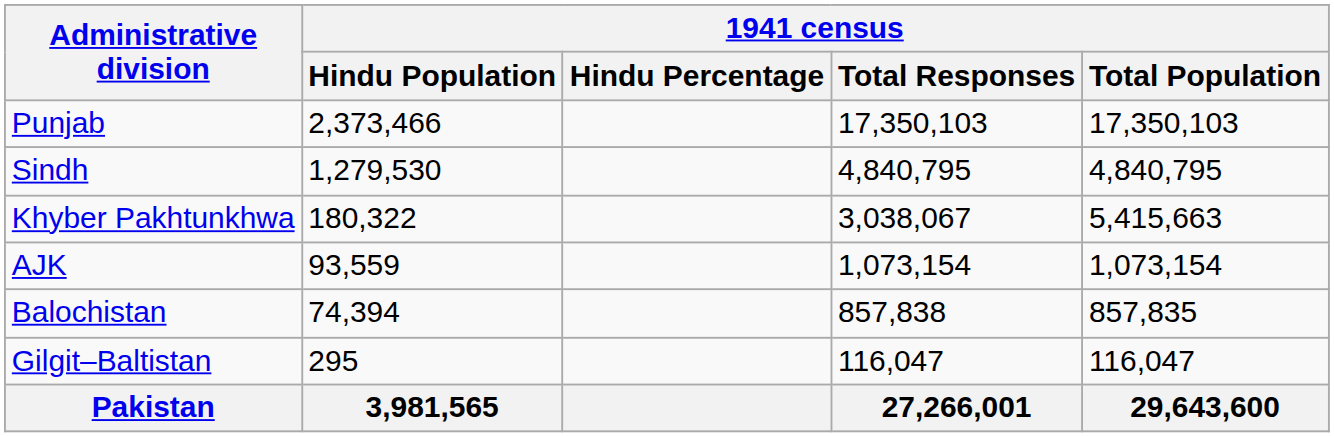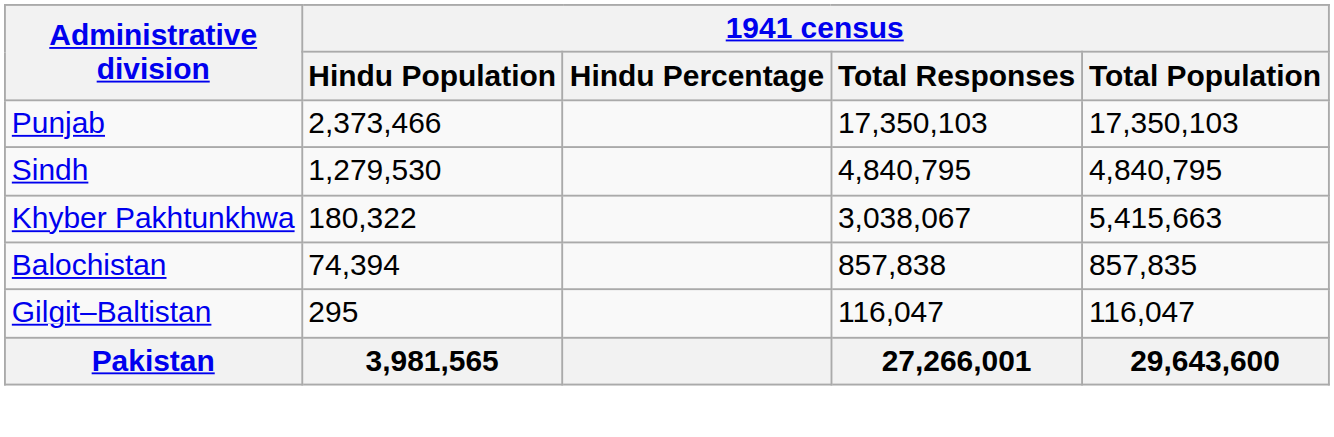- row: (39, 265)
